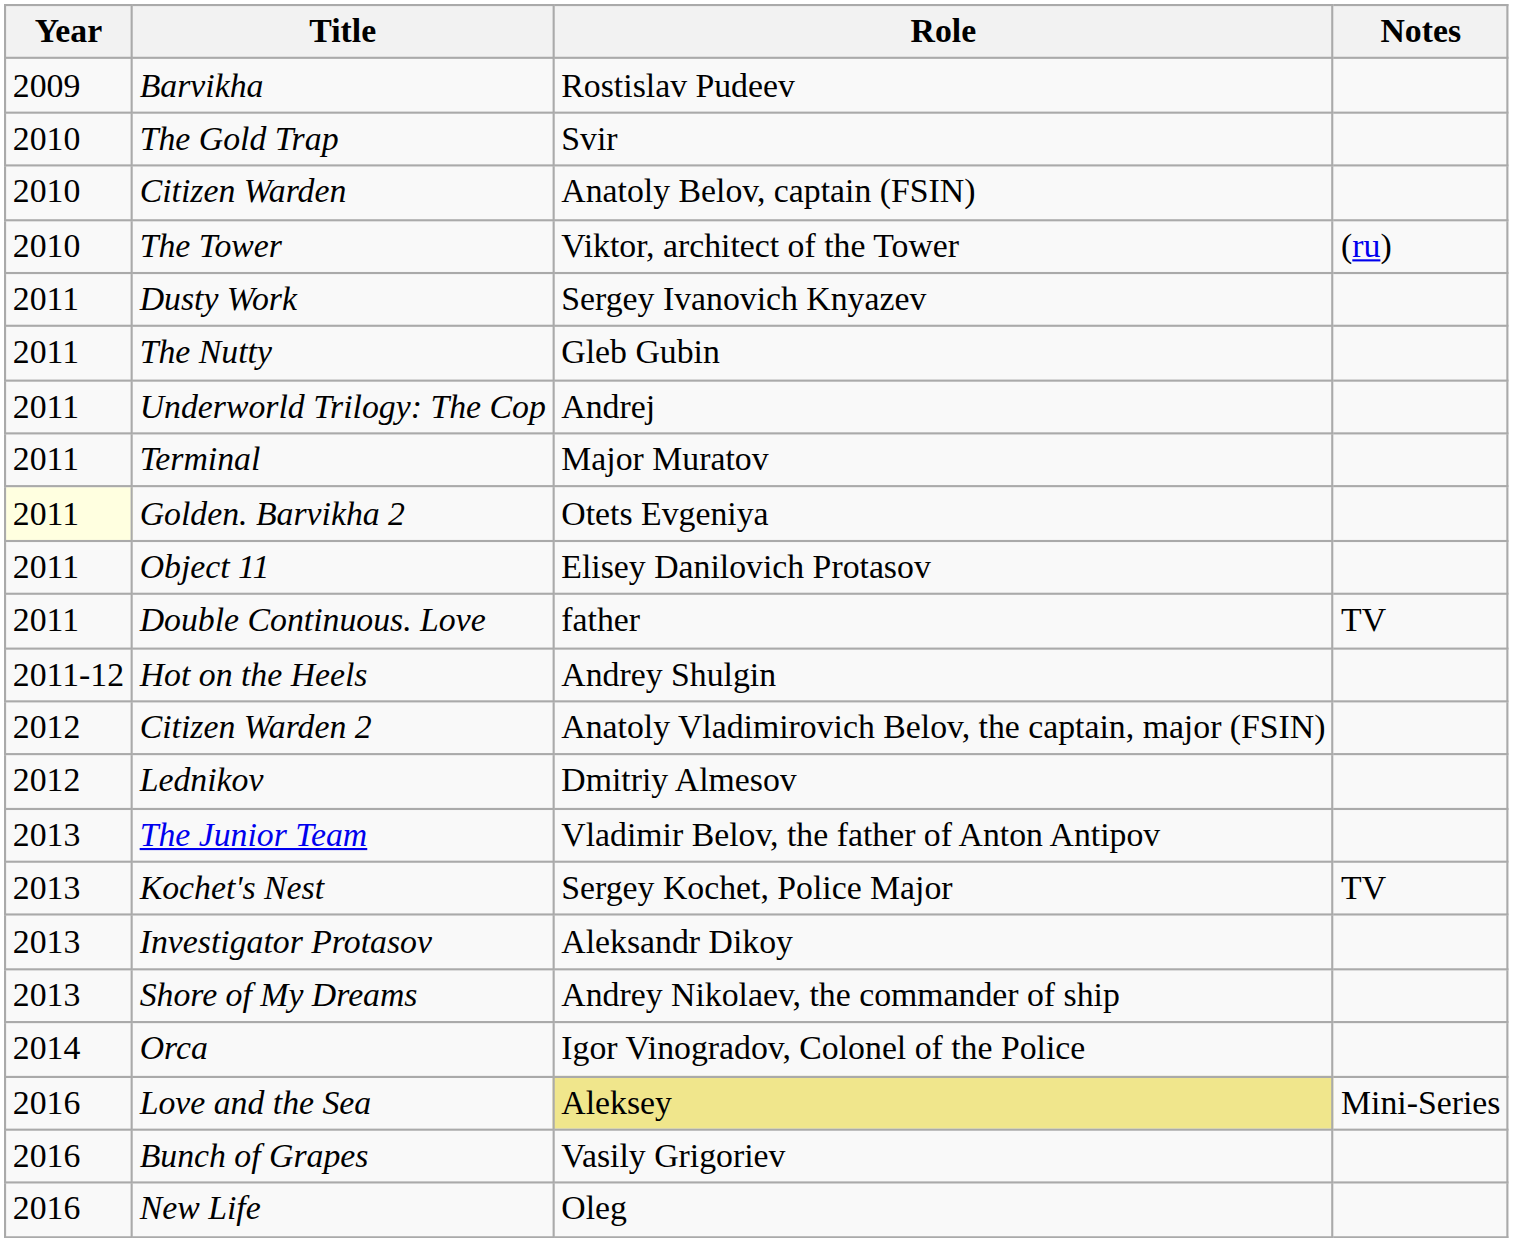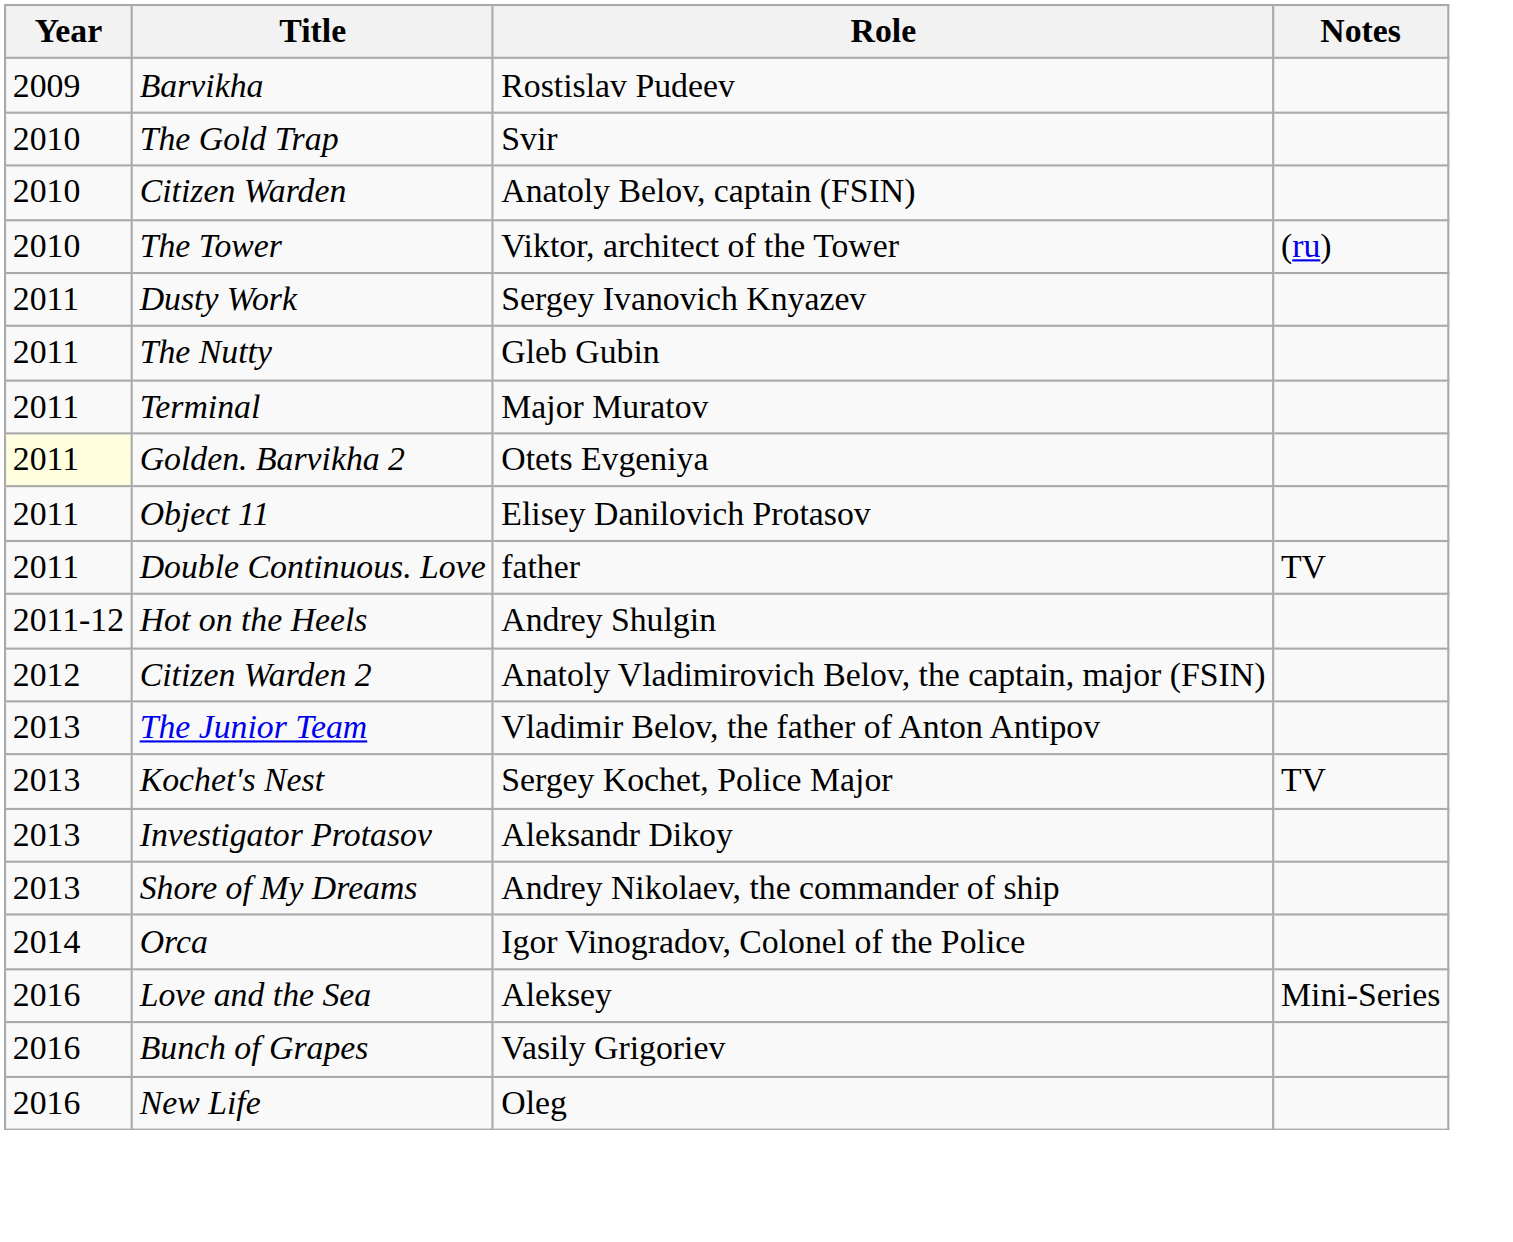- row: (343, 406)
- row: (202, 780)
(617, 1102) khaki background -> (557, 995) no background
